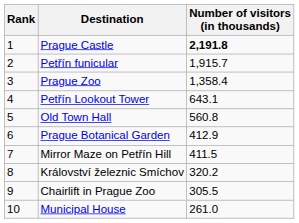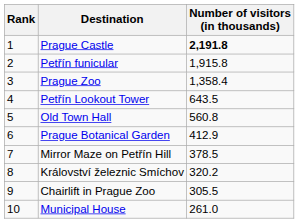(208, 63) 1,915.7 -> (208, 63) 1,915.8
(204, 99) 643.1 -> (204, 99) 643.5
(203, 154) 411.5 -> (204, 154) 378.5
